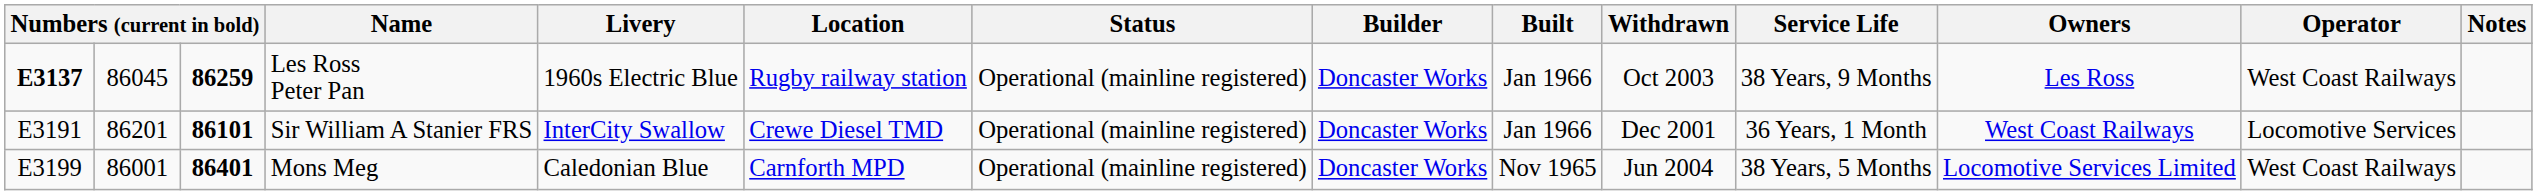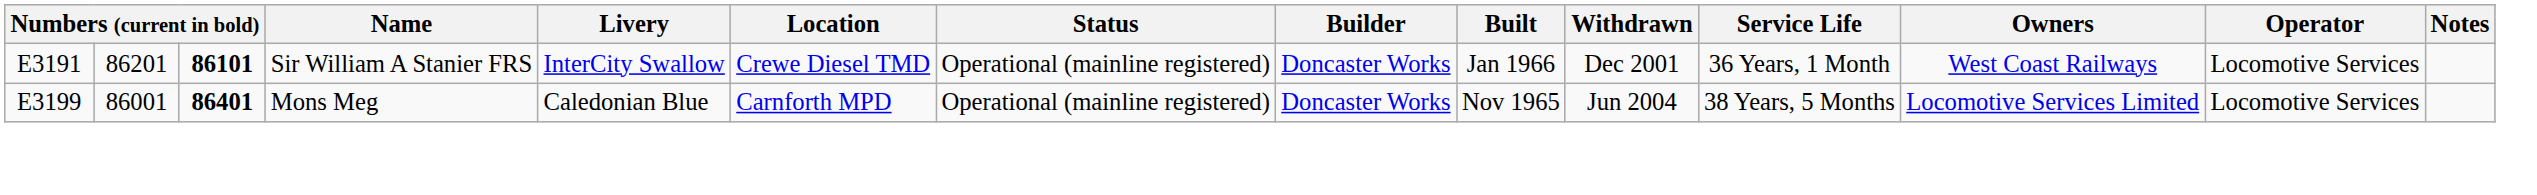- row: (318, 76)
(2352, 168) West Coast Railways -> (2315, 102) Locomotive Services
